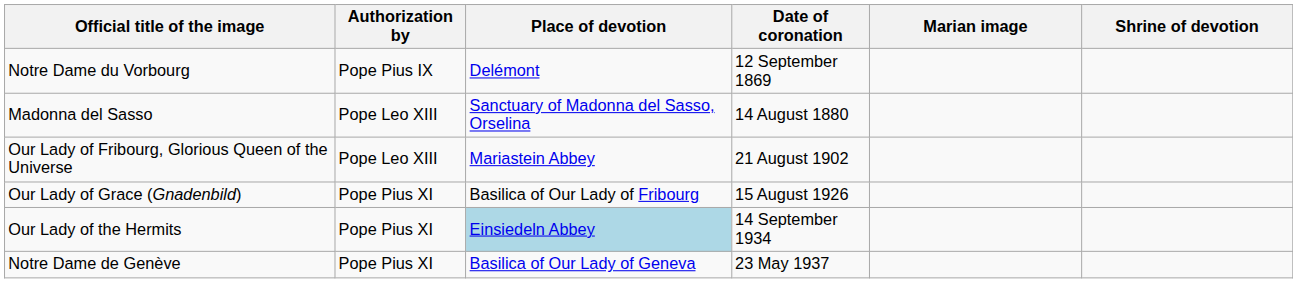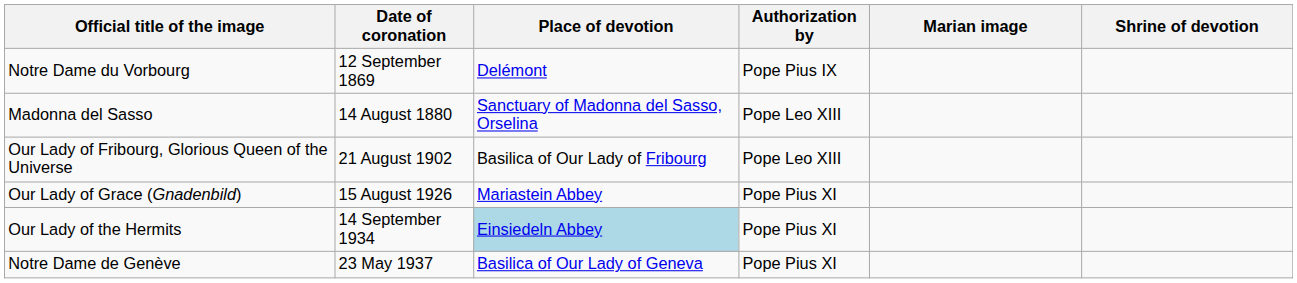columns swapped: (801, 26) <-> (400, 26)
(532, 159) Mariastein Abbey -> (592, 159) Basilica of Our Lady of Fribourg
(584, 194) Basilica of Our Lady of Fribourg -> (540, 194) Mariastein Abbey
